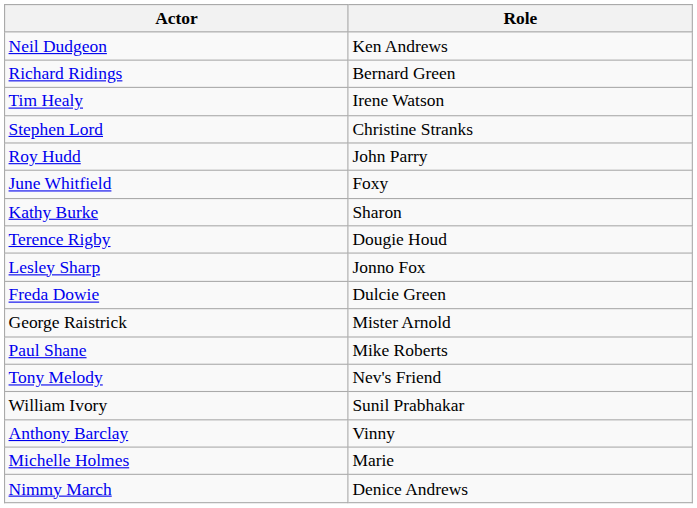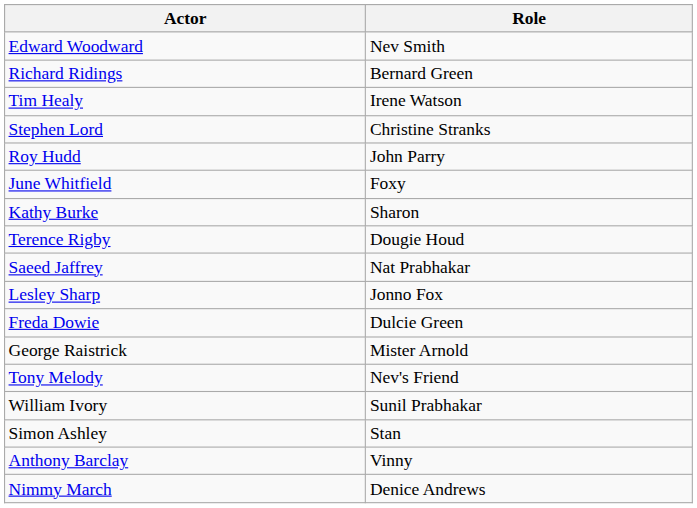+ row: (76, 45)
- row: (58, 45)
+ row: (56, 267)
- row: (48, 350)
+ row: (58, 433)
- row: (69, 460)
